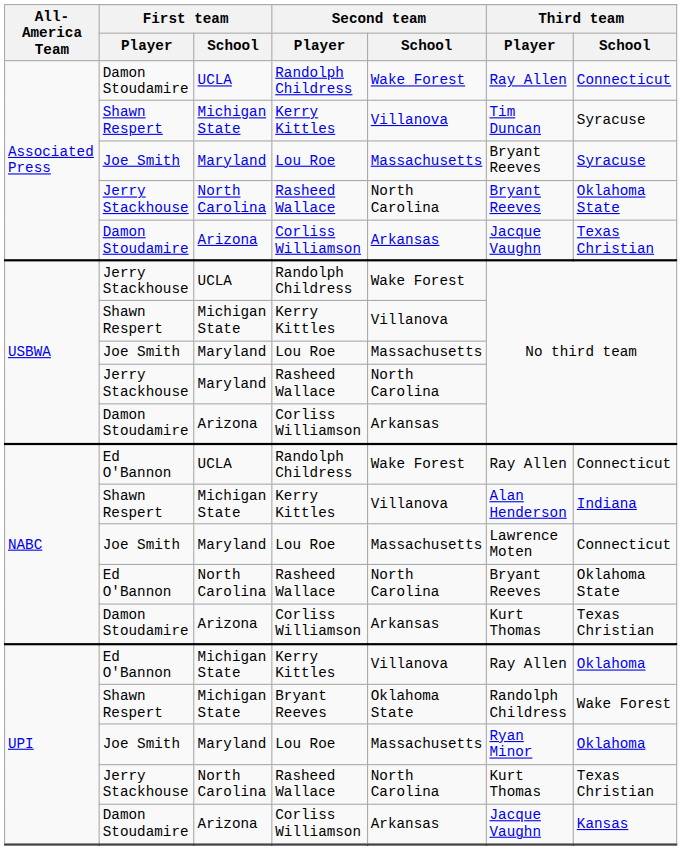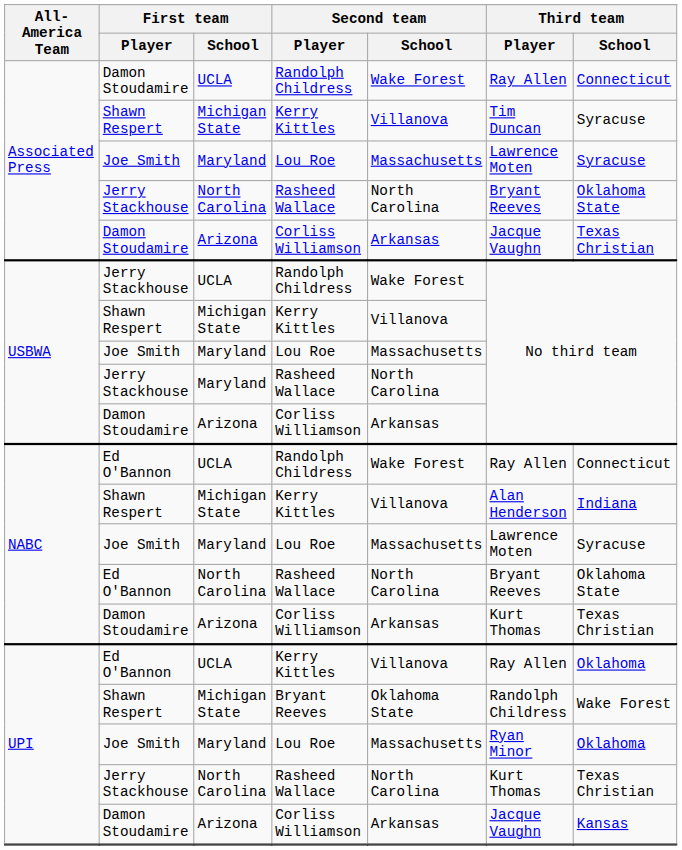(515, 160) Bryant Reeves -> (524, 160) Lawrence Moten
(624, 544) Connecticut -> (611, 544) Syracuse
(232, 665) Michigan State -> (215, 665) UCLA
